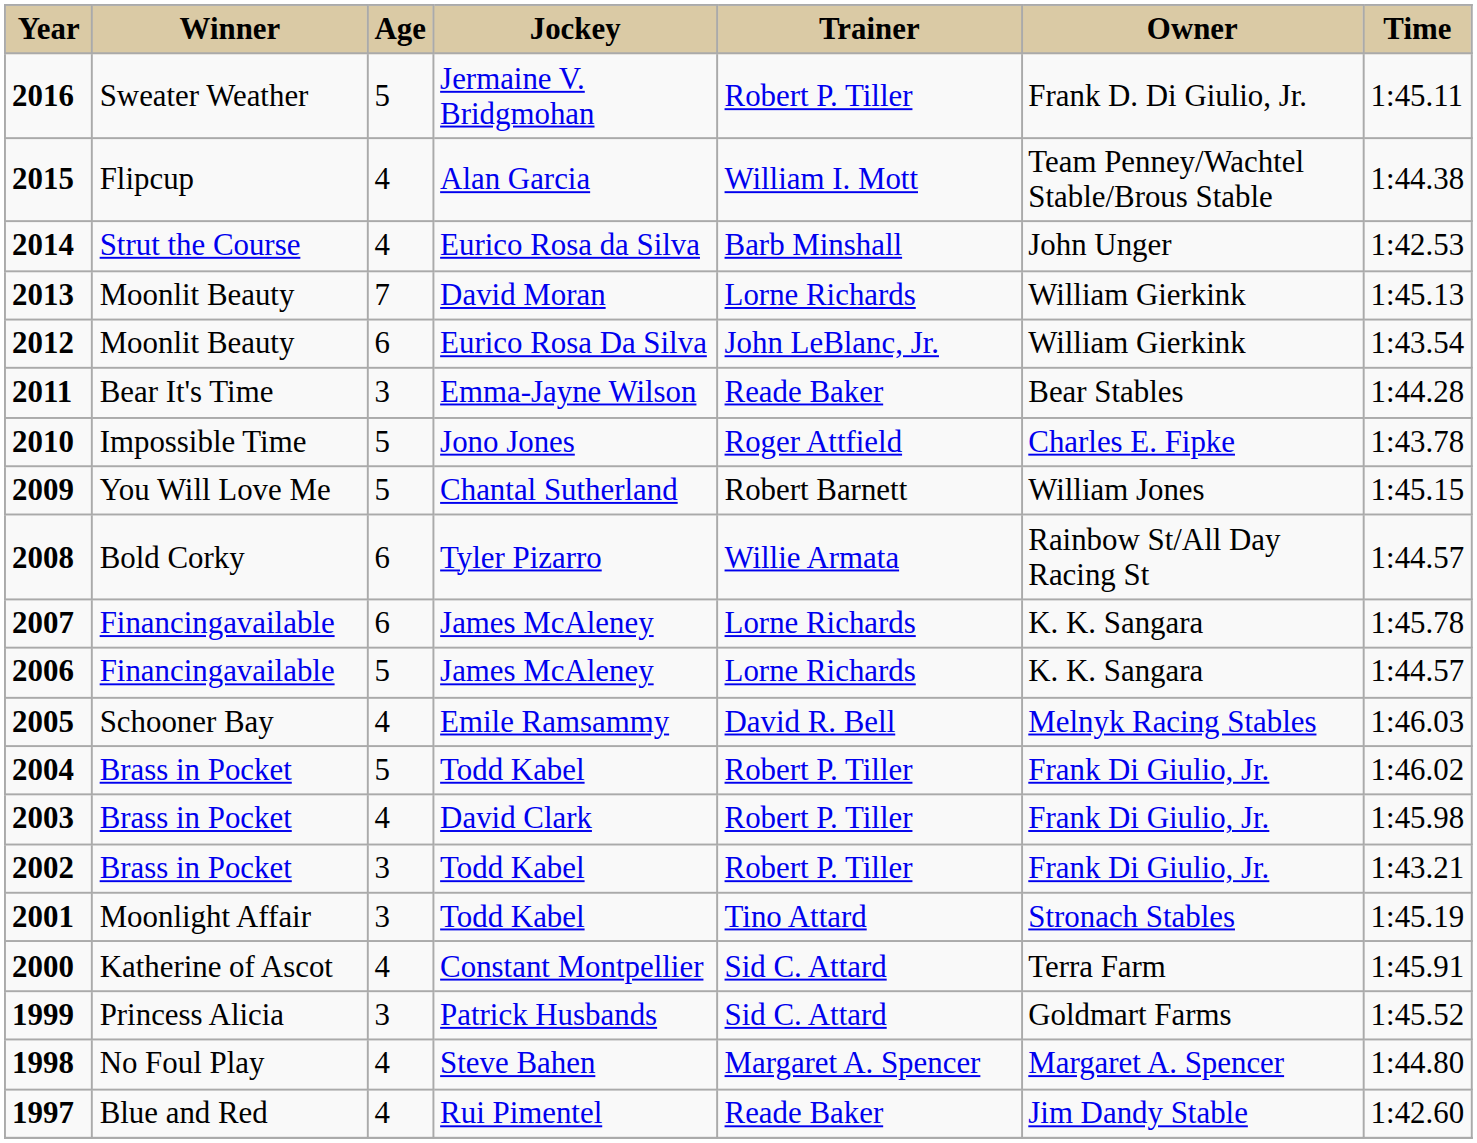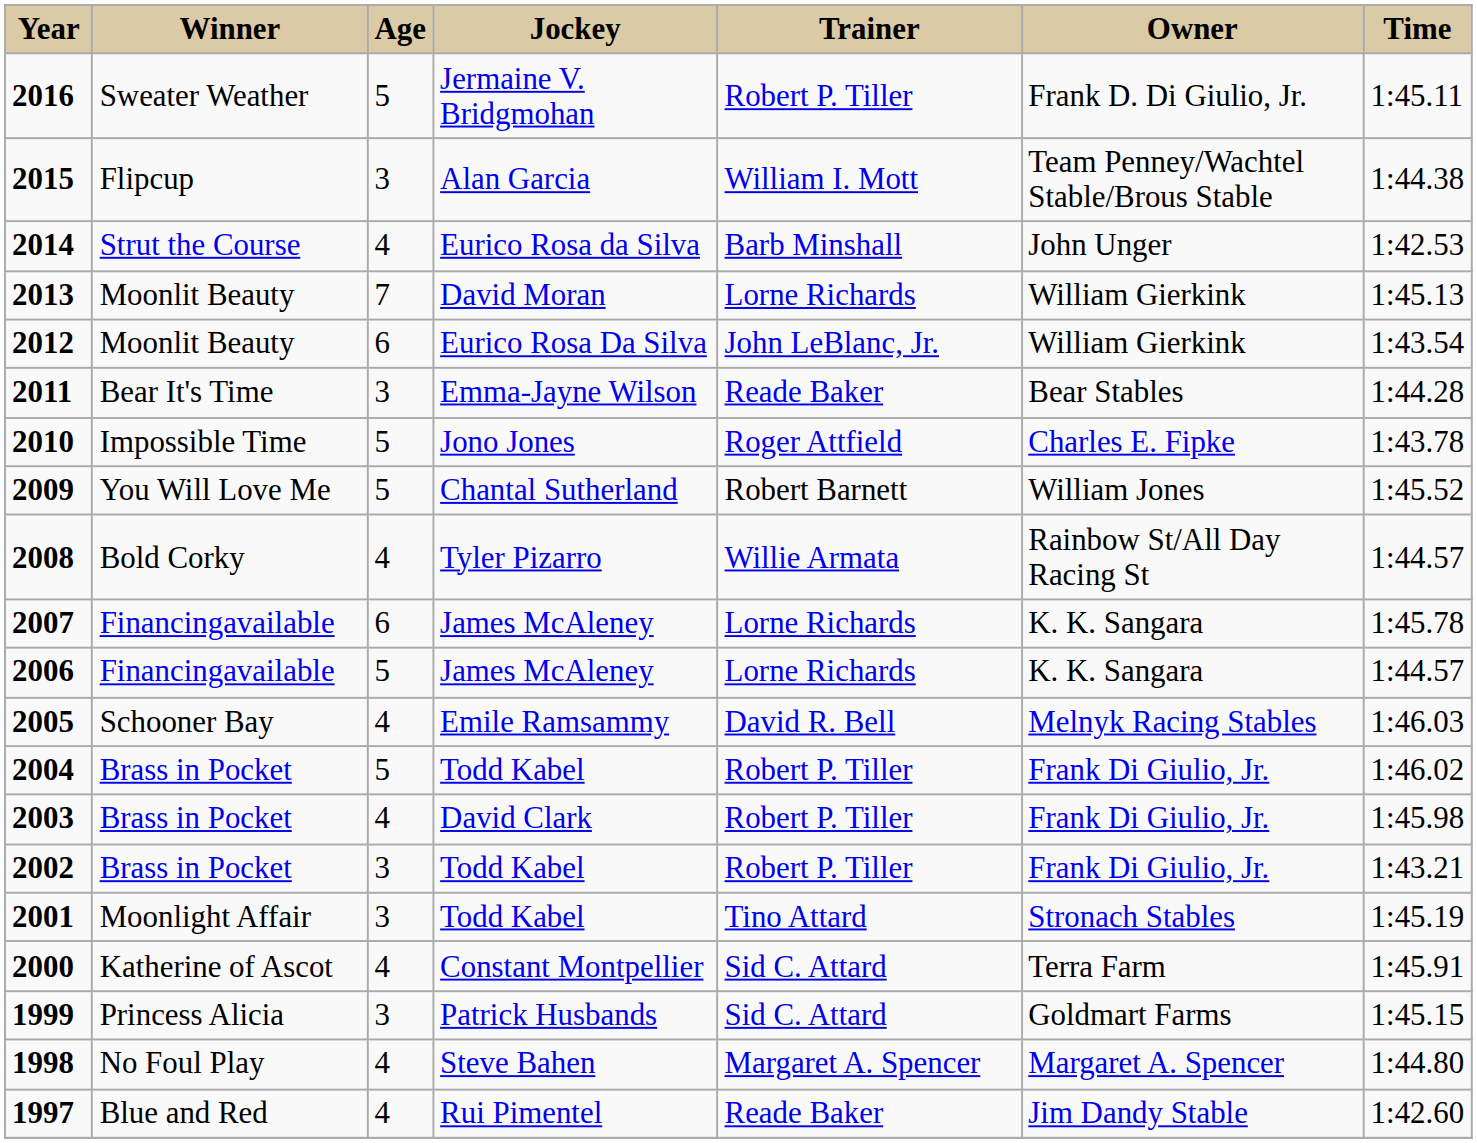(382, 179) 4 -> (382, 179) 3
(1417, 490) 1:45.15 -> (1417, 490) 1:45.52
(382, 556) 6 -> (382, 556) 4
(1417, 1014) 1:45.52 -> (1417, 1014) 1:45.15
